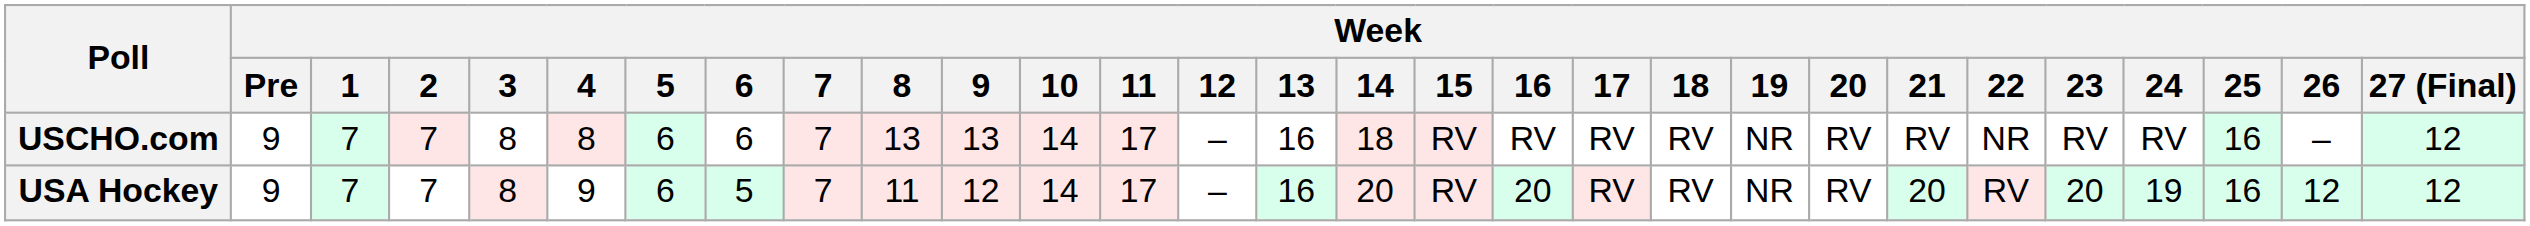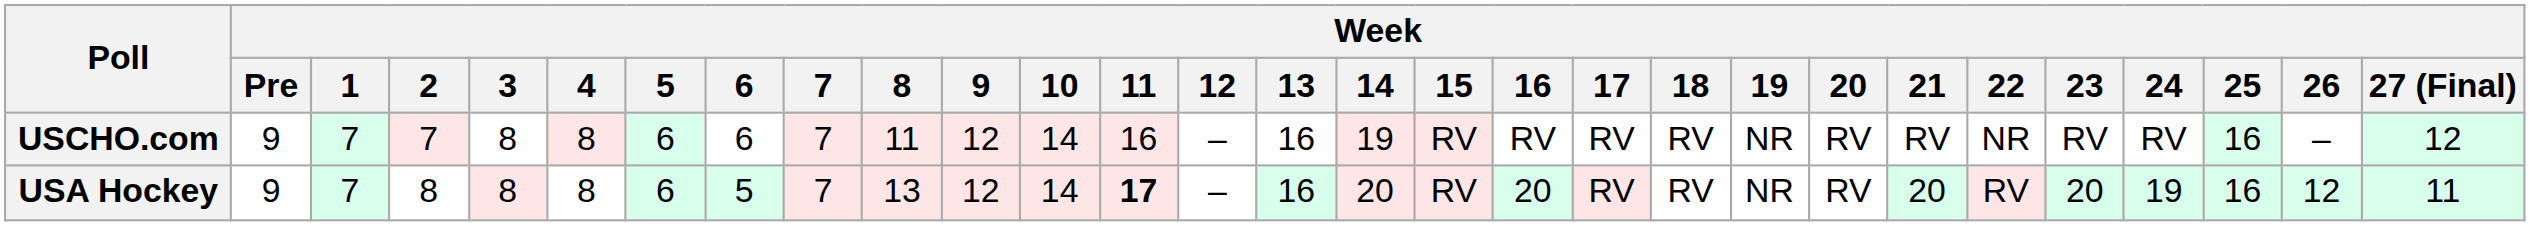(902, 138) 13 -> (902, 138) 11
(981, 138) 13 -> (981, 138) 12
(1139, 138) 17 -> (1139, 138) 16
(1375, 138) 18 -> (1375, 138) 19
(429, 191) 7 -> (429, 191) 8
(586, 191) 9 -> (586, 191) 8
(902, 191) 11 -> (902, 191) 13
(1139, 191) normal -> (1139, 191) bold
(2443, 191) 12 -> (2443, 191) 11
